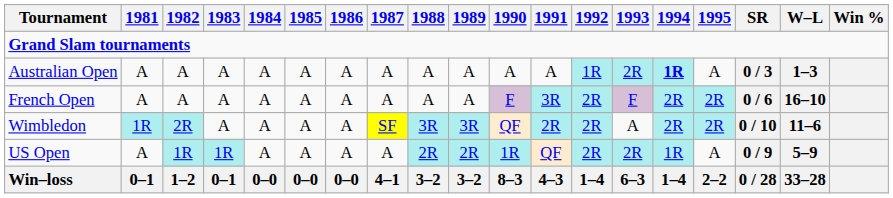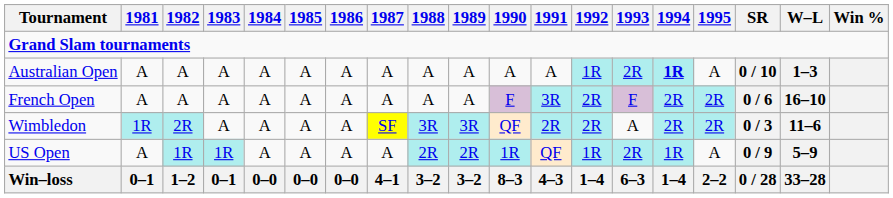(758, 71) 0 / 3 -> (758, 71) 0 / 10
(758, 125) 0 / 10 -> (758, 125) 0 / 3
(592, 152) 2R -> (592, 152) 1R
